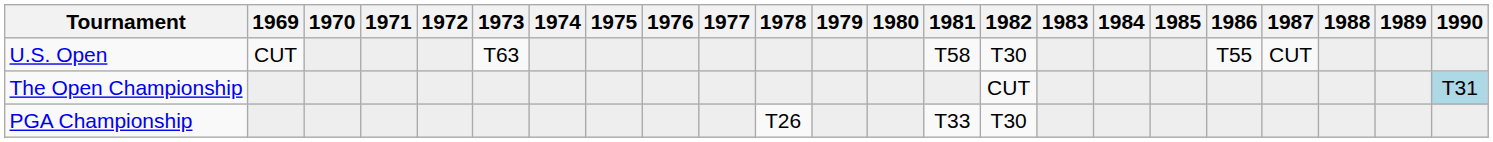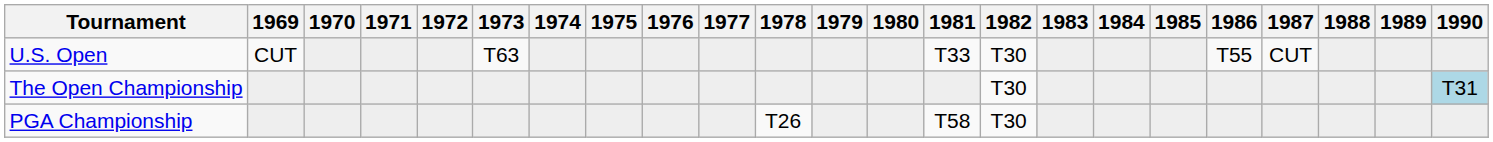(952, 55) T58 -> (952, 55) T33
(1009, 88) CUT -> (1009, 88) T30
(952, 121) T33 -> (952, 121) T58
